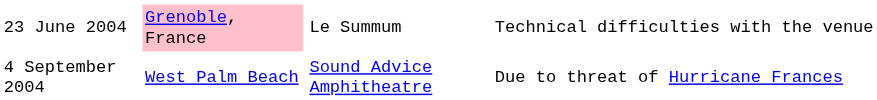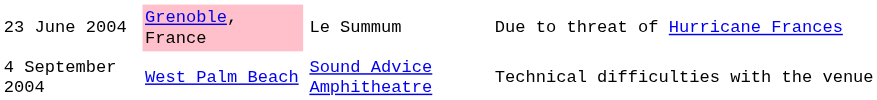(684, 28) Technical difficulties with the venue -> (669, 28) Due to threat of Hurricane Frances
(669, 78) Due to threat of Hurricane Frances -> (684, 78) Technical difficulties with the venue
